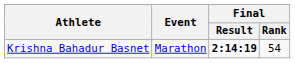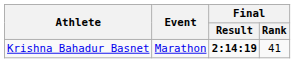(274, 48) 54 -> (274, 48) 41
